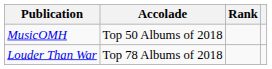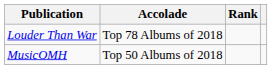rows swapped: (52, 54) <-> (37, 34)
